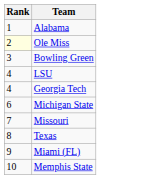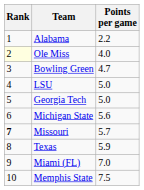+ column: (118, 17)
(9, 89) 4 -> (9, 100) 5
(9, 120) normal -> (9, 131) bold
